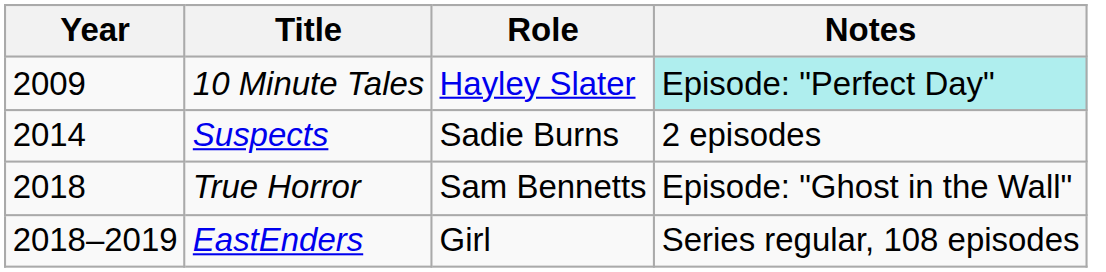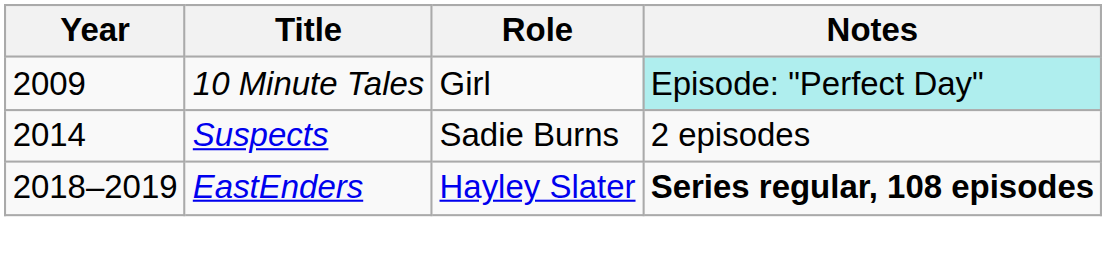(538, 82) Hayley Slater -> (465, 82) Girl
- row: (277, 187)
(465, 239) Girl -> (538, 187) Hayley Slater
(871, 239) normal -> (872, 187) bold
